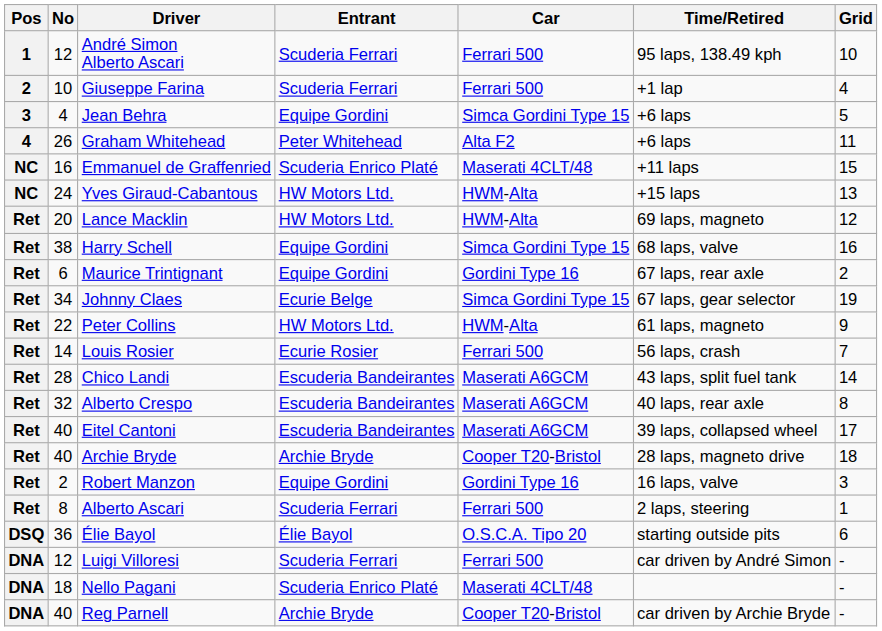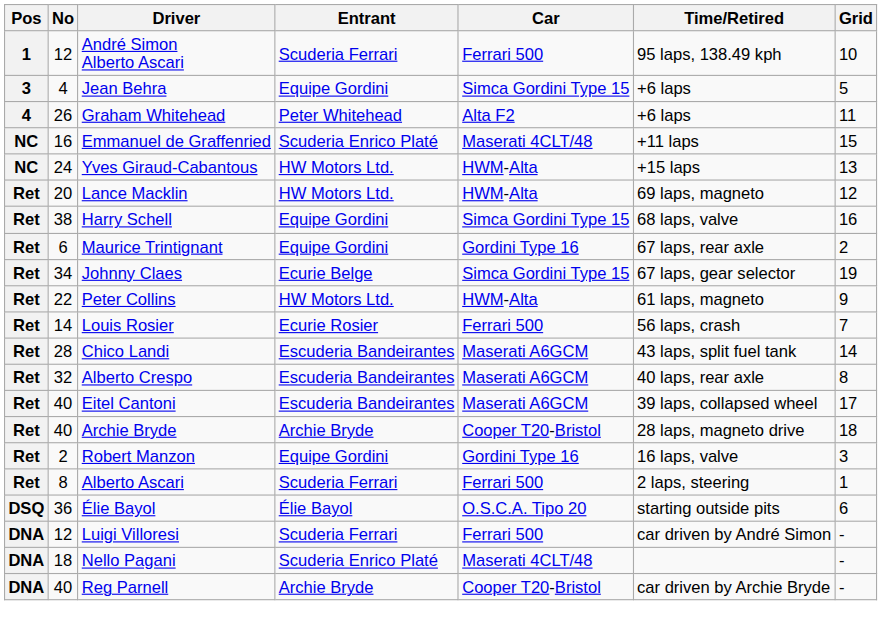- row: (143, 89)
